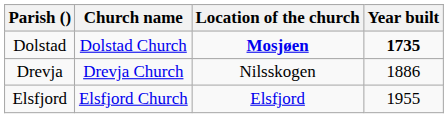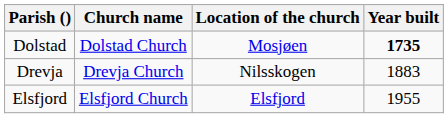(278, 44) bold -> (278, 44) normal
(403, 71) 1886 -> (403, 71) 1883
